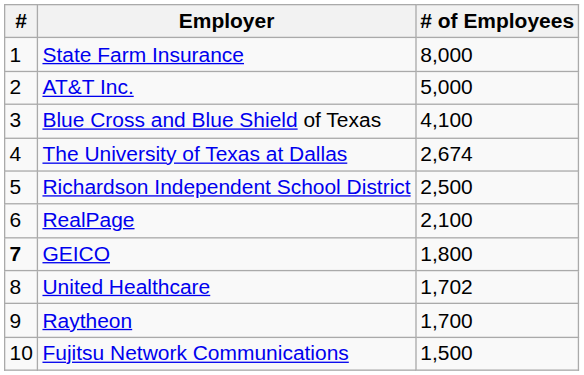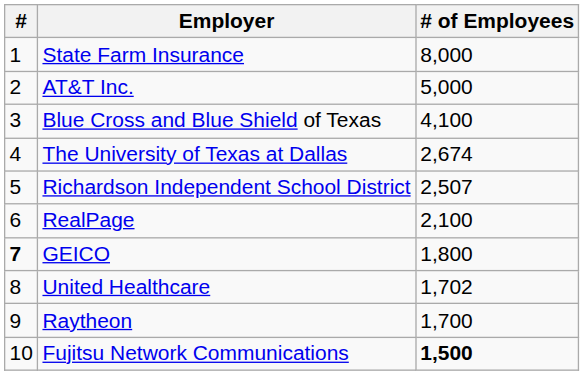(447, 187) 2,500 -> (447, 187) 2,507
(447, 353) normal -> (447, 353) bold
